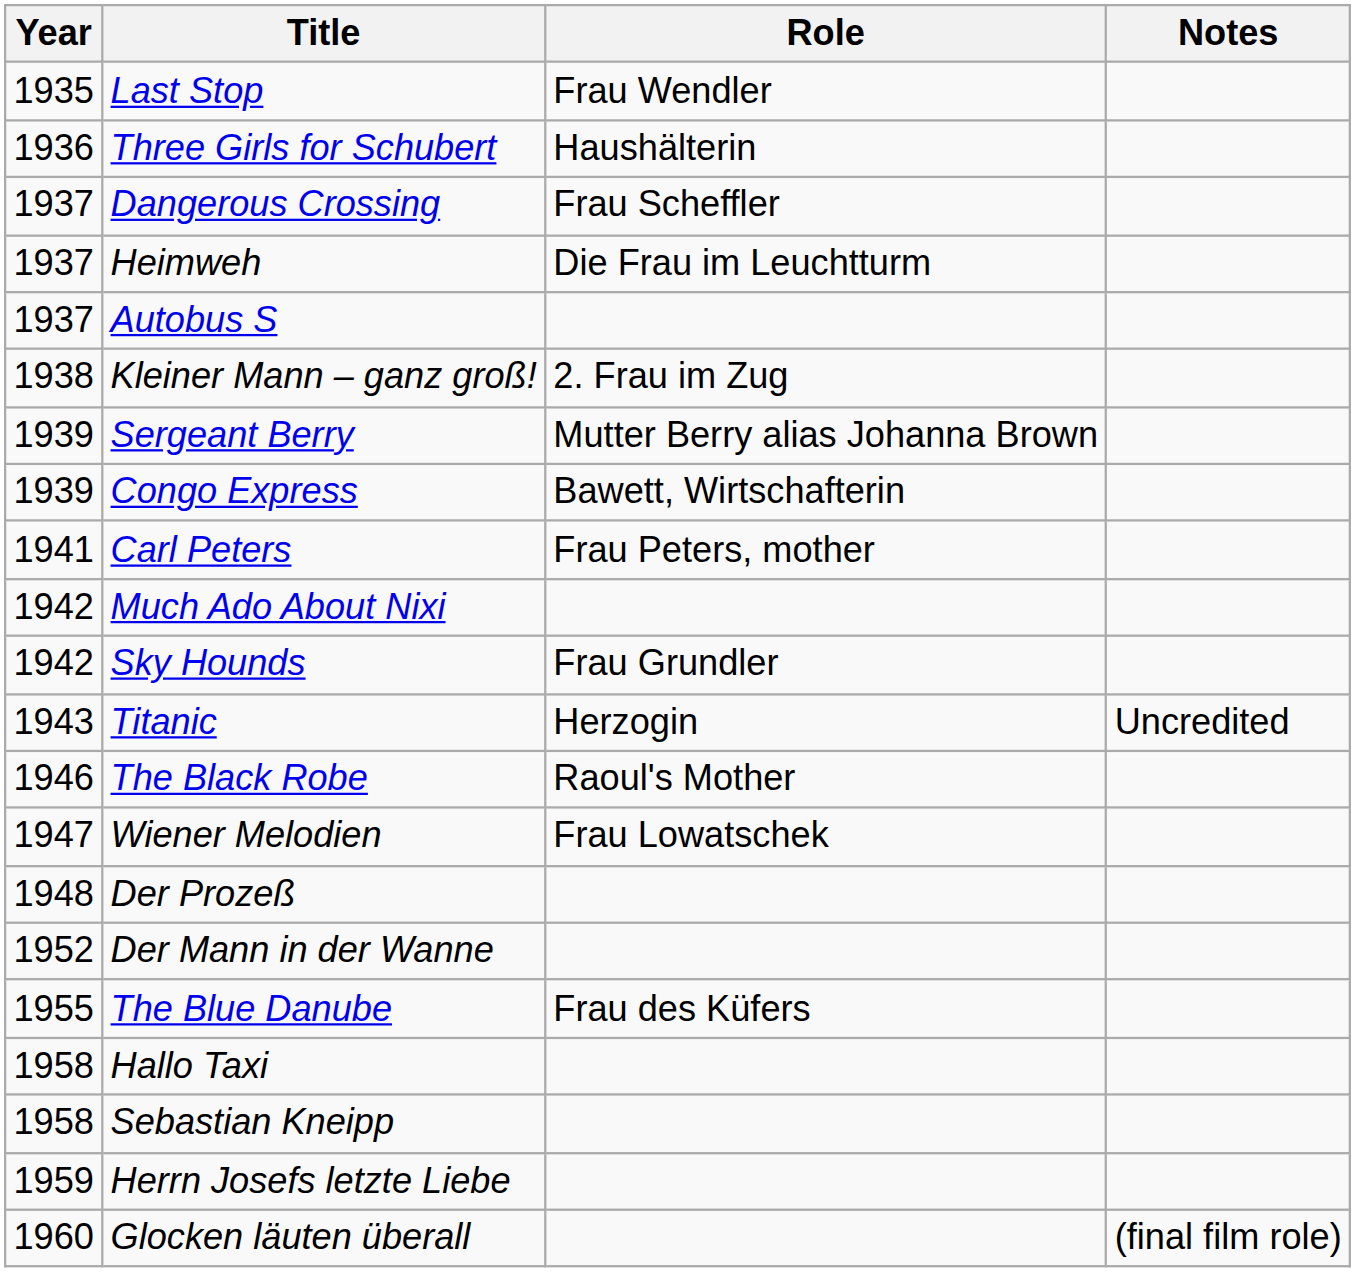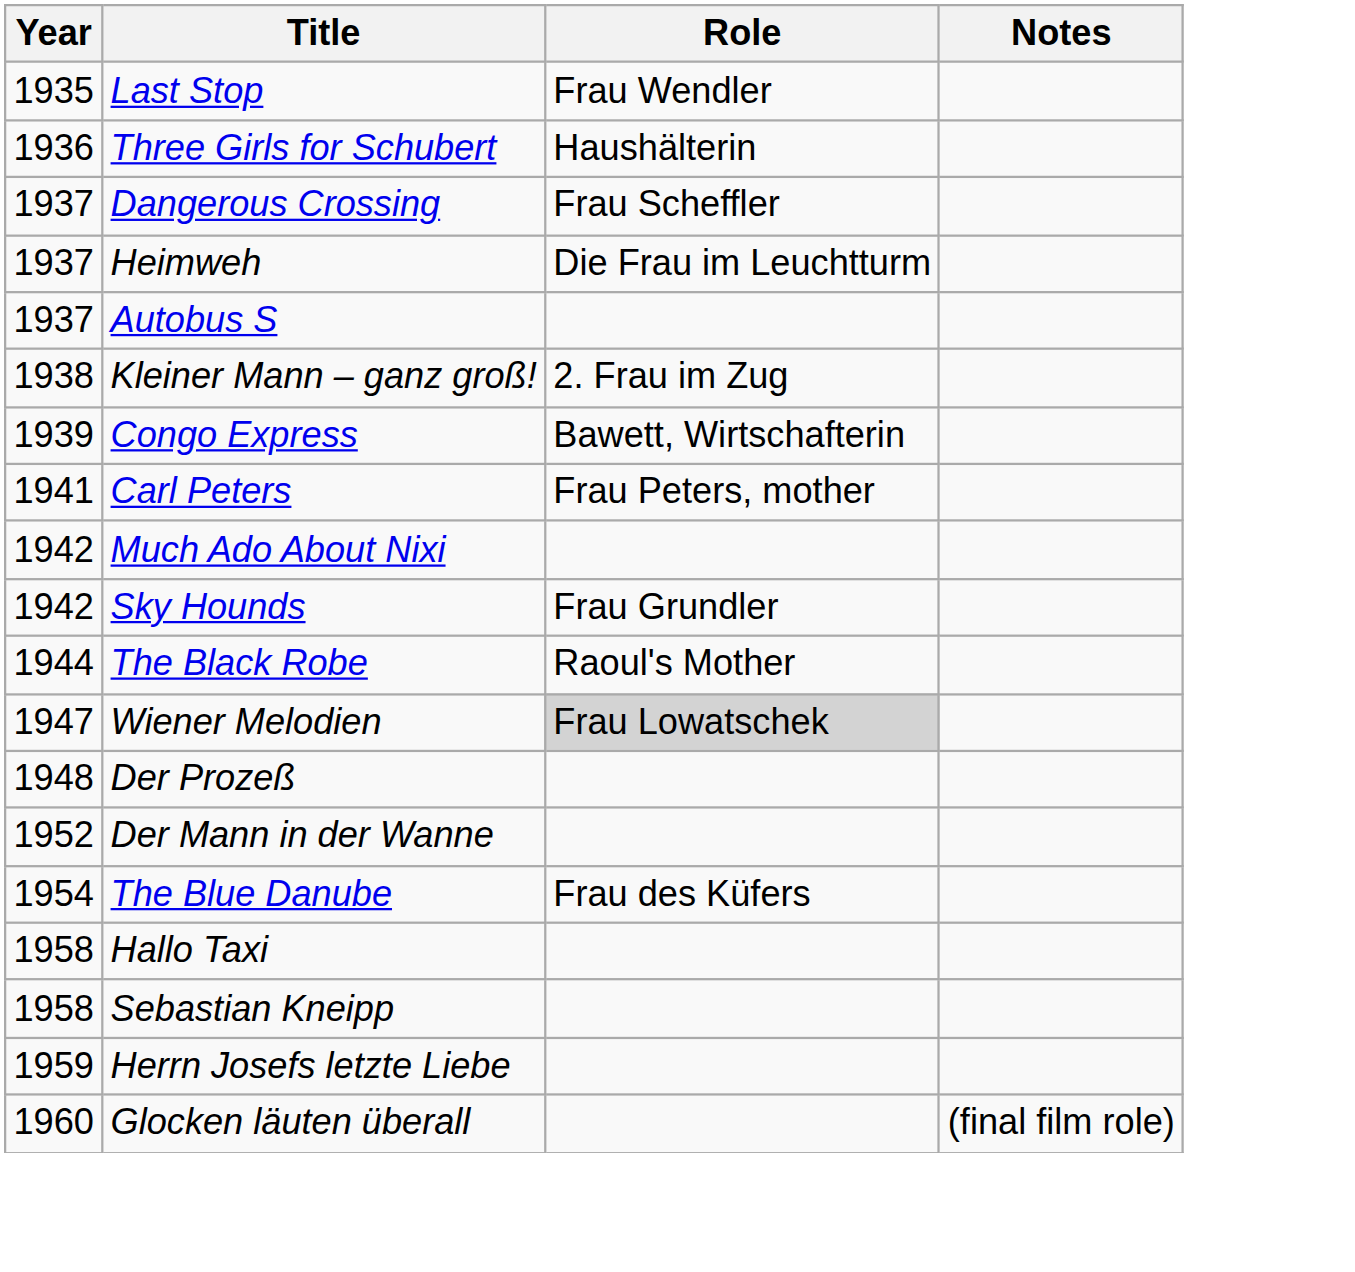- row: (232, 434)
- row: (164, 721)
(54, 778) 1946 -> (54, 663) 1944
(691, 836) no background -> (691, 721) lightgrey background
(54, 1008) 1955 -> (54, 893) 1954
